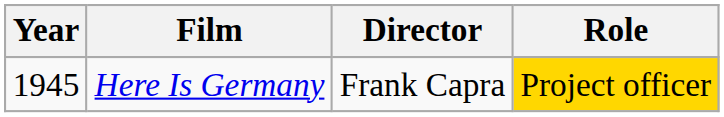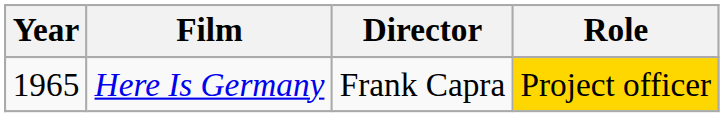(46, 83) 1945 -> (46, 83) 1965
